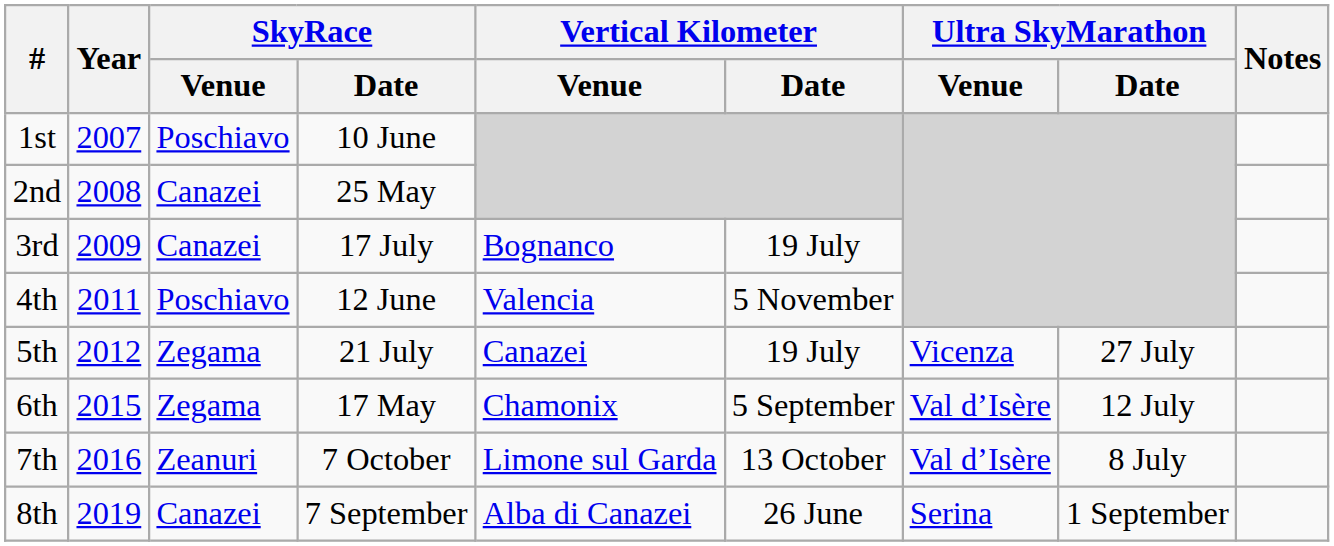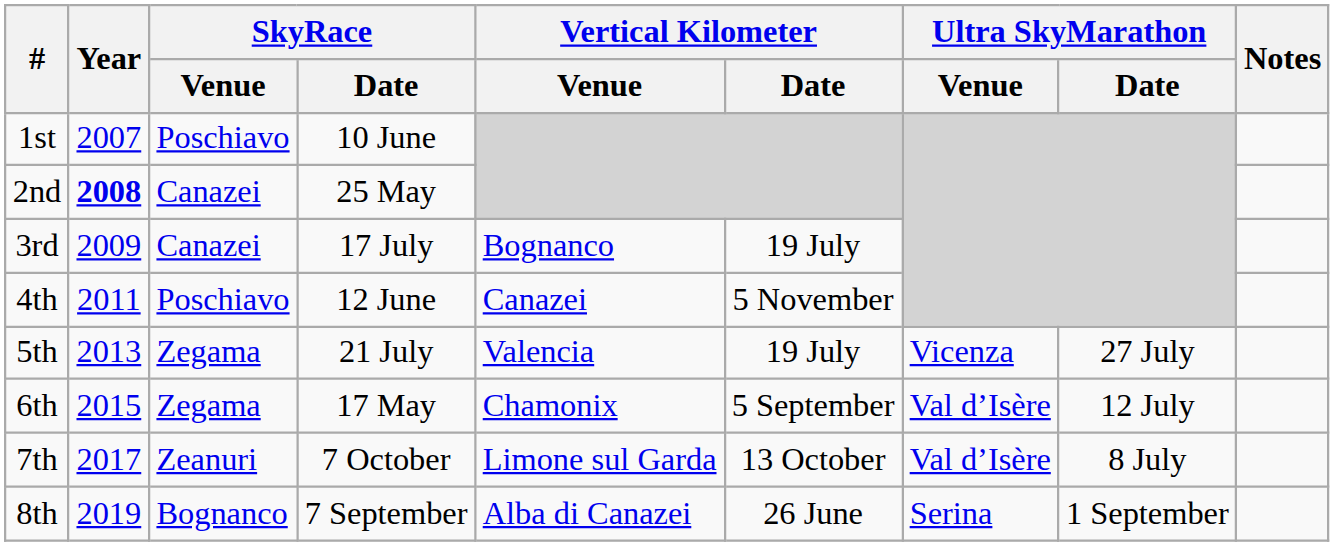(109, 191) normal -> (109, 191) bold
(538, 298) Valencia -> (535, 298) Canazei
(109, 352) 2012 -> (109, 352) 2013
(535, 352) Canazei -> (538, 352) Valencia
(109, 459) 2016 -> (109, 459) 2017
(209, 512) Canazei -> (222, 512) Bognanco
